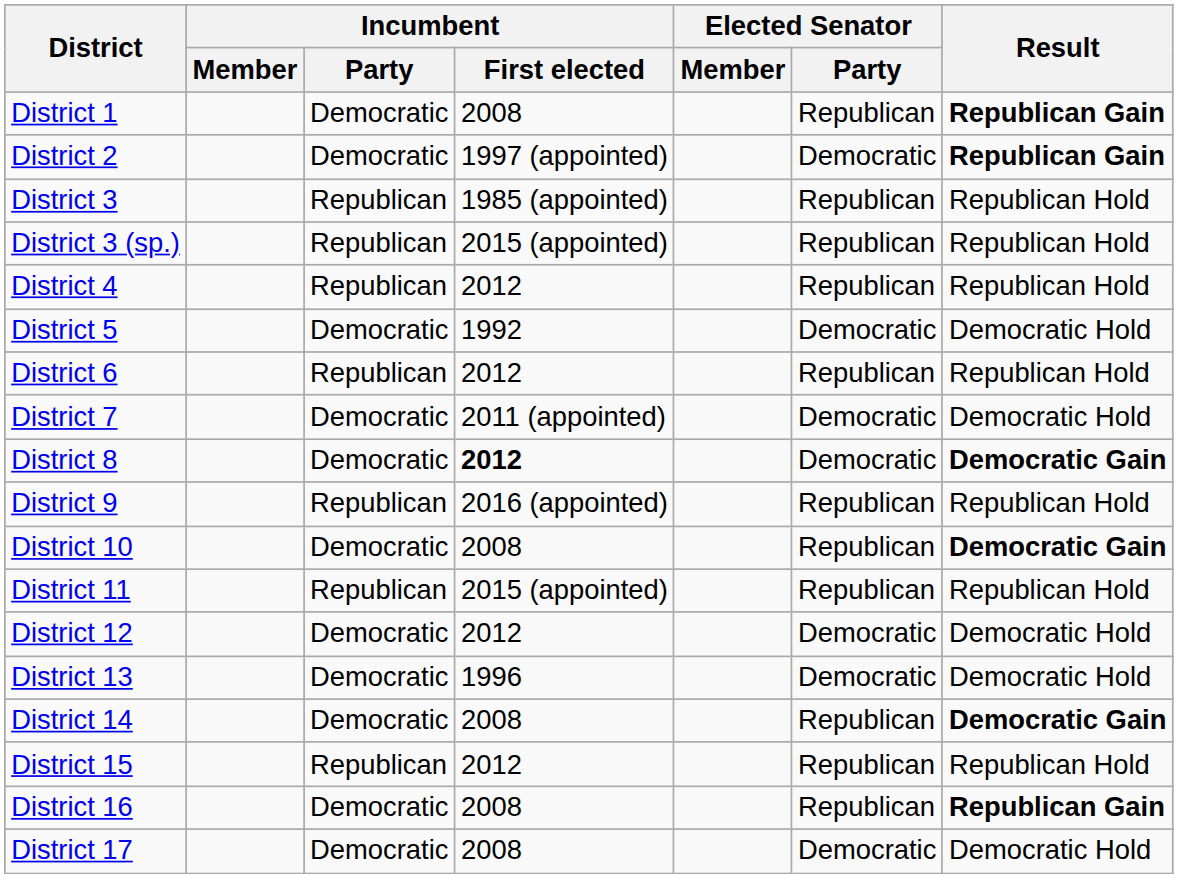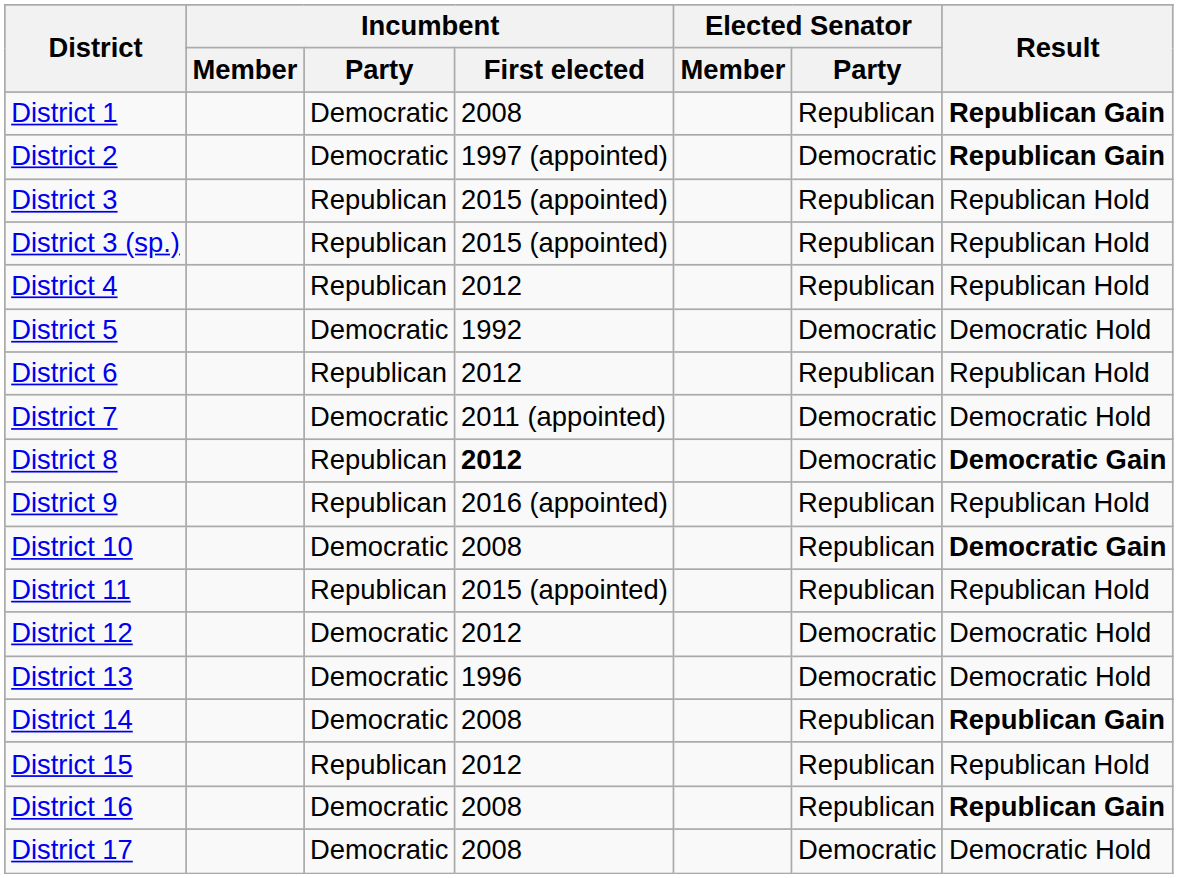(564, 199) 1985 (appointed) -> (564, 199) 2015 (appointed)
(379, 460) Democratic -> (378, 460) Republican
(1058, 720) Democratic Gain -> (1057, 720) Republican Gain
